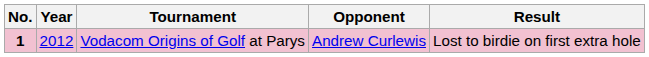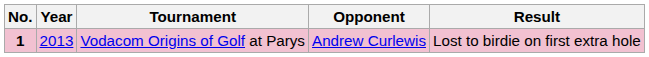(56, 41) 2012 -> (56, 41) 2013
